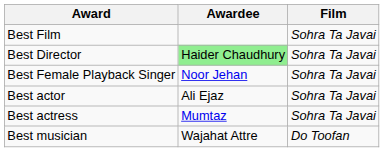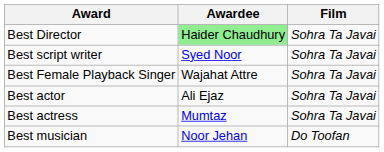- row: (34, 34)
+ row: (55, 55)
(214, 75) Noor Jehan -> (219, 75) Wajahat Attre
(219, 136) Wajahat Attre -> (214, 136) Noor Jehan
